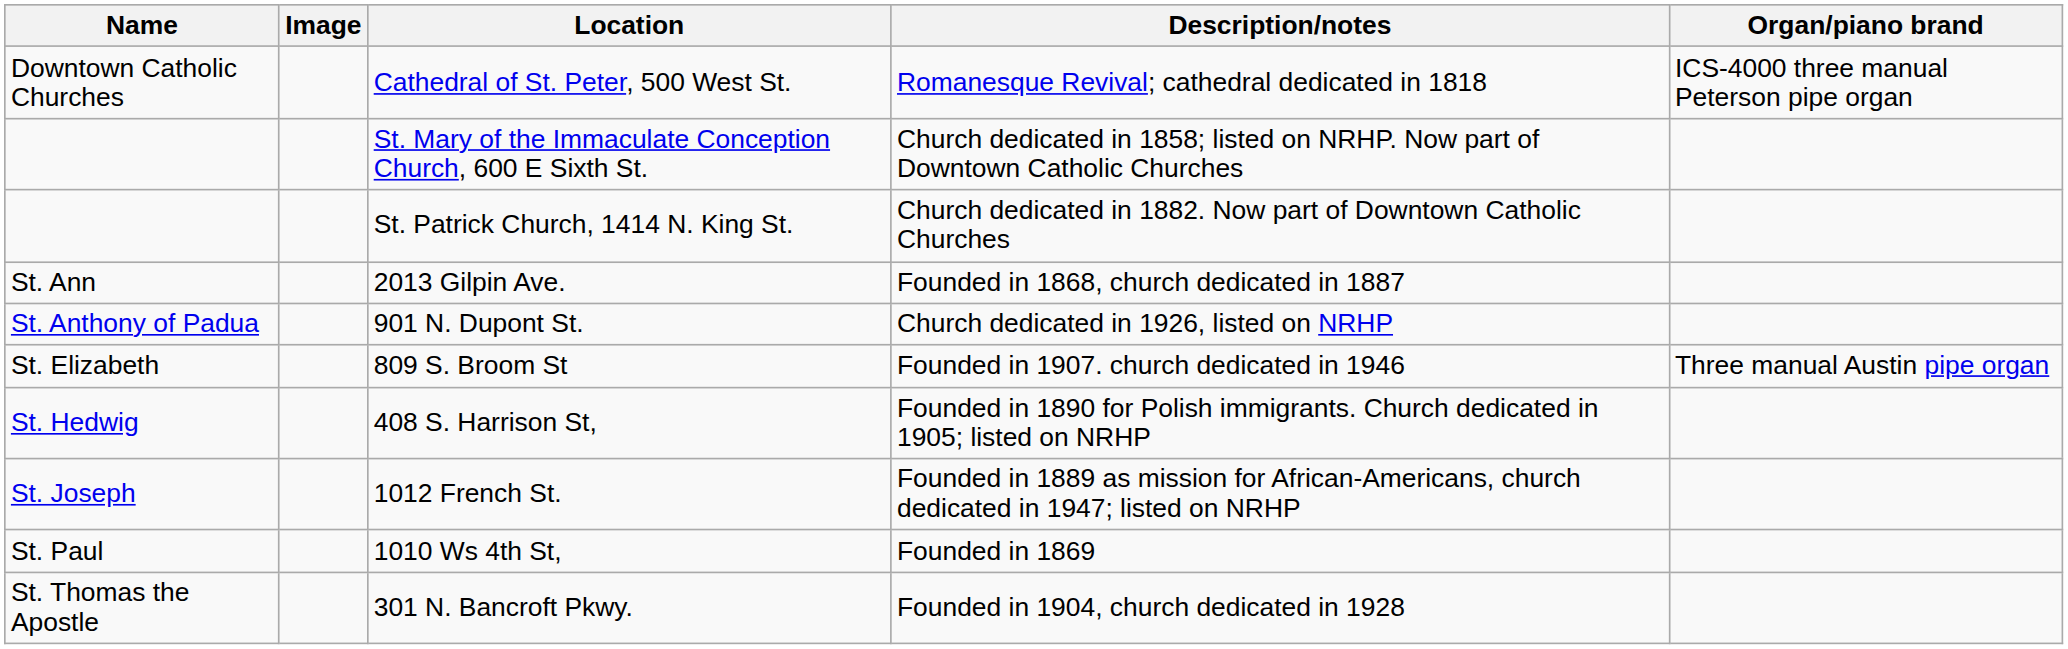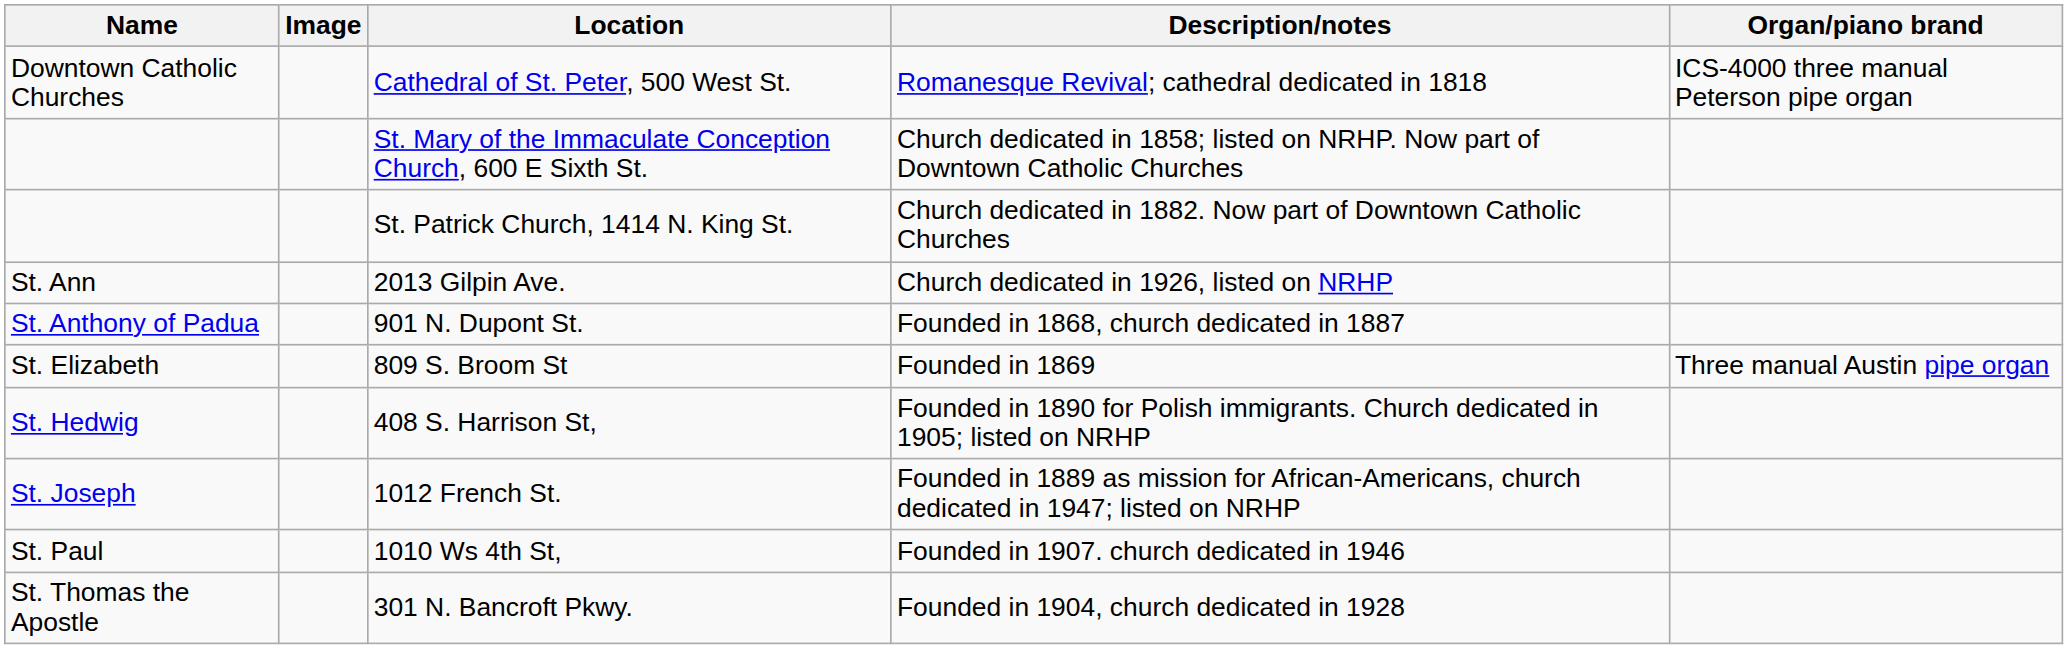(1151, 282) Founded in 1868, church dedicated in 1887 -> (1145, 282) Church dedicated in 1926, listed on NRHP
(1145, 323) Church dedicated in 1926, listed on NRHP -> (1151, 323) Founded in 1868, church dedicated in 1887
(1151, 365) Founded in 1907. church dedicated in 1946 -> (996, 365) Founded in 1869
(996, 550) Founded in 1869 -> (1151, 550) Founded in 1907. church dedicated in 1946
